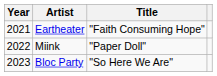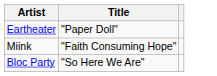- column: (19, 12)
(147, 29) "Faith Consuming Hope" -> (89, 29) "Paper Doll"
(118, 46) "Paper Doll" -> (119, 46) "Faith Consuming Hope"
